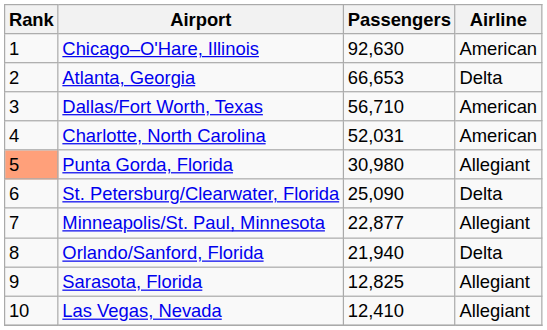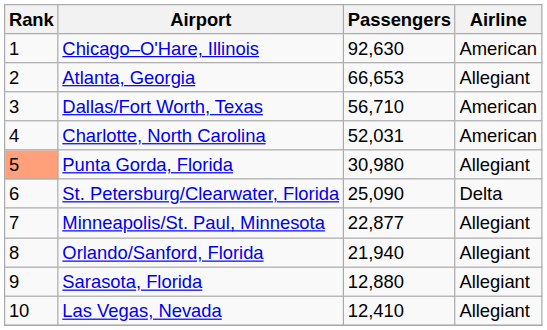(481, 78) Delta -> (495, 78) Allegiant
(481, 252) Delta -> (495, 252) Allegiant
(376, 281) 12,825 -> (376, 281) 12,880
